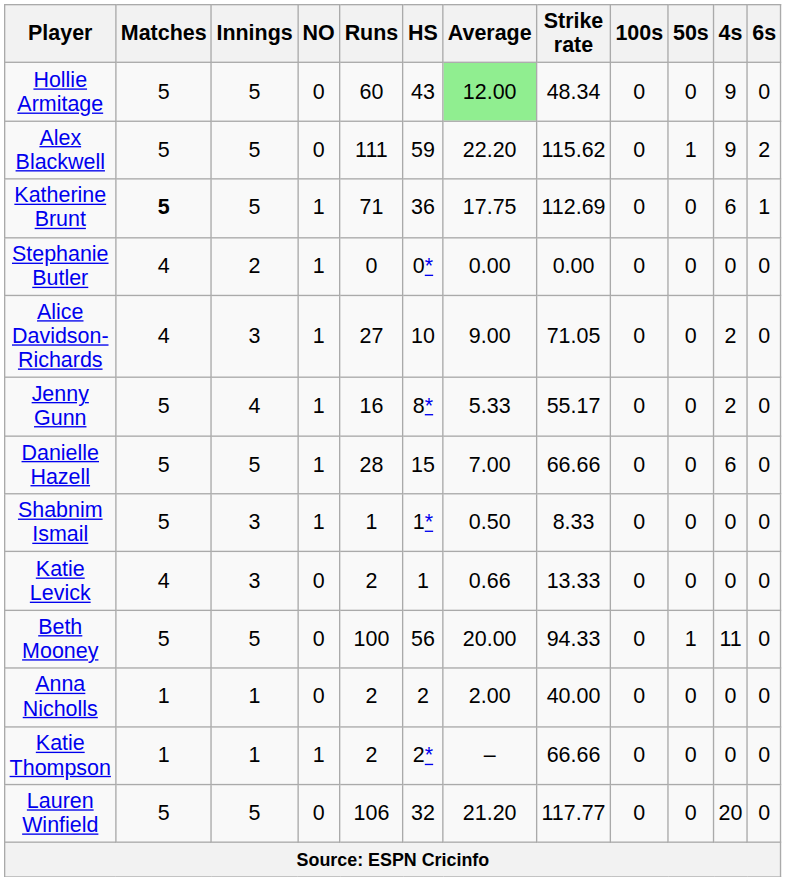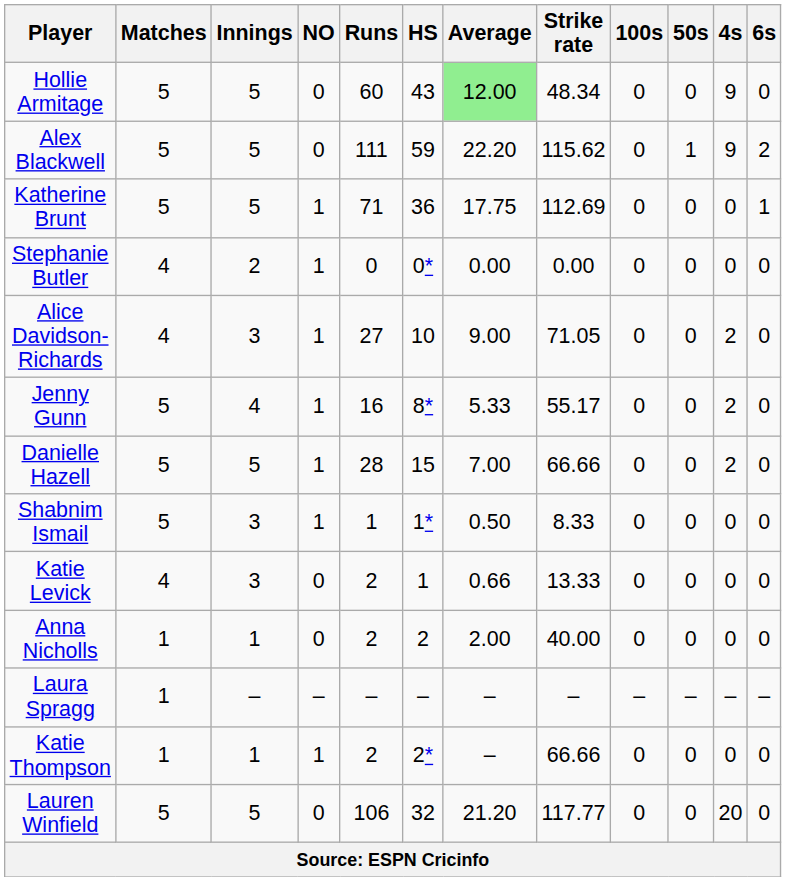(164, 207) bold -> (164, 207) normal
(731, 207) 6 -> (731, 207) 0
(731, 464) 6 -> (731, 464) 2
- row: (60, 638)
+ row: (60, 697)
